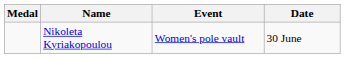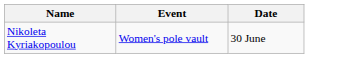- column: (22, 13)
